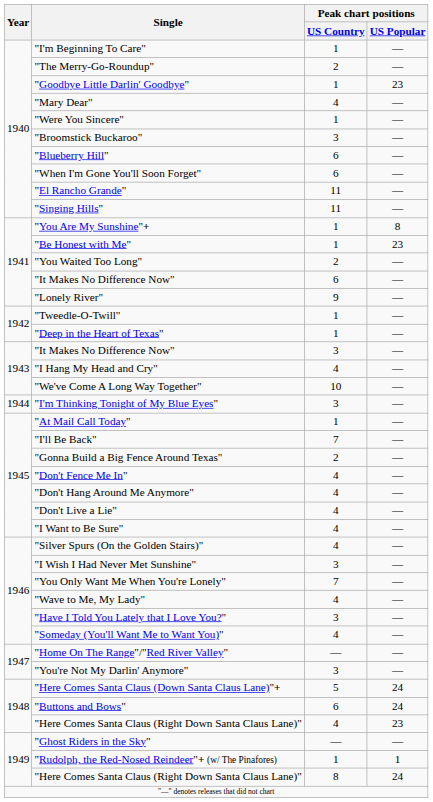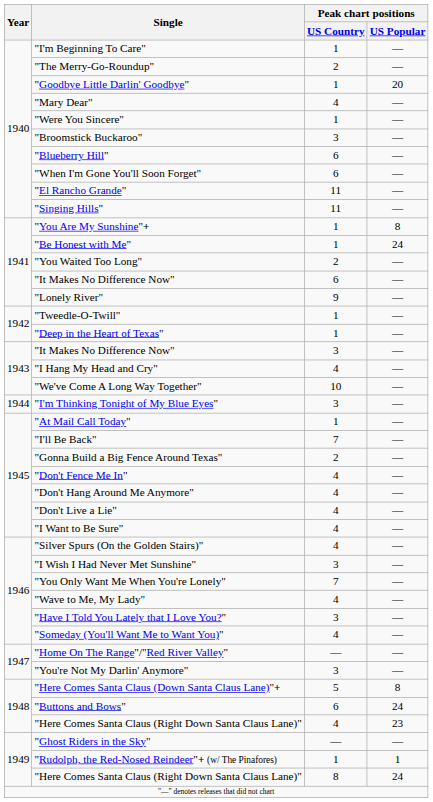(398, 84) 23 -> (398, 84) 20
(398, 244) 23 -> (398, 244) 24
(398, 688) 24 -> (398, 688) 8
